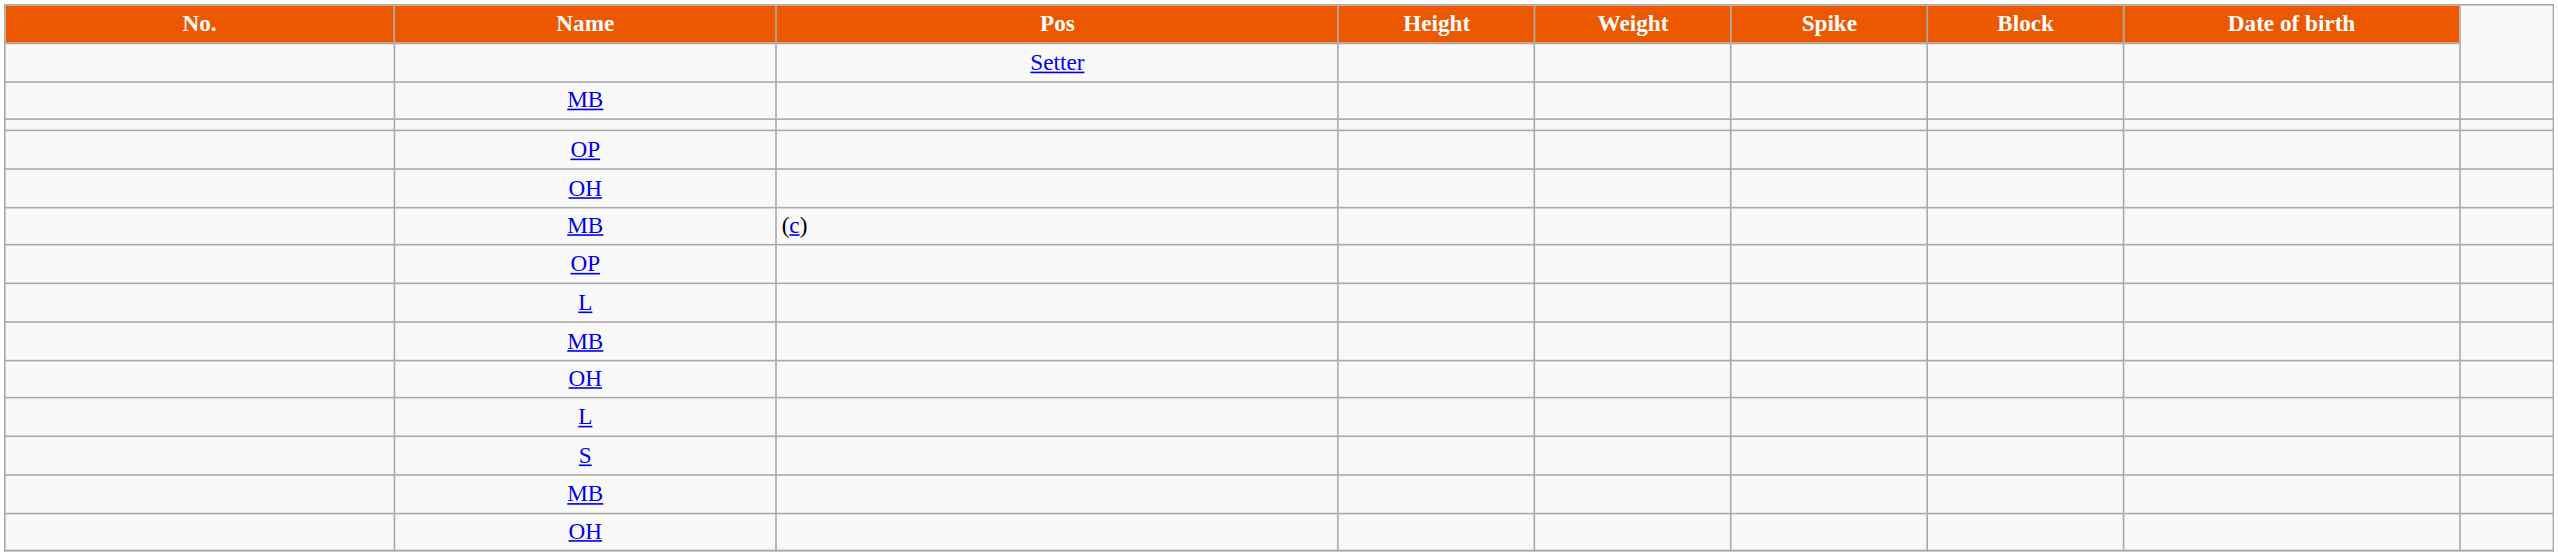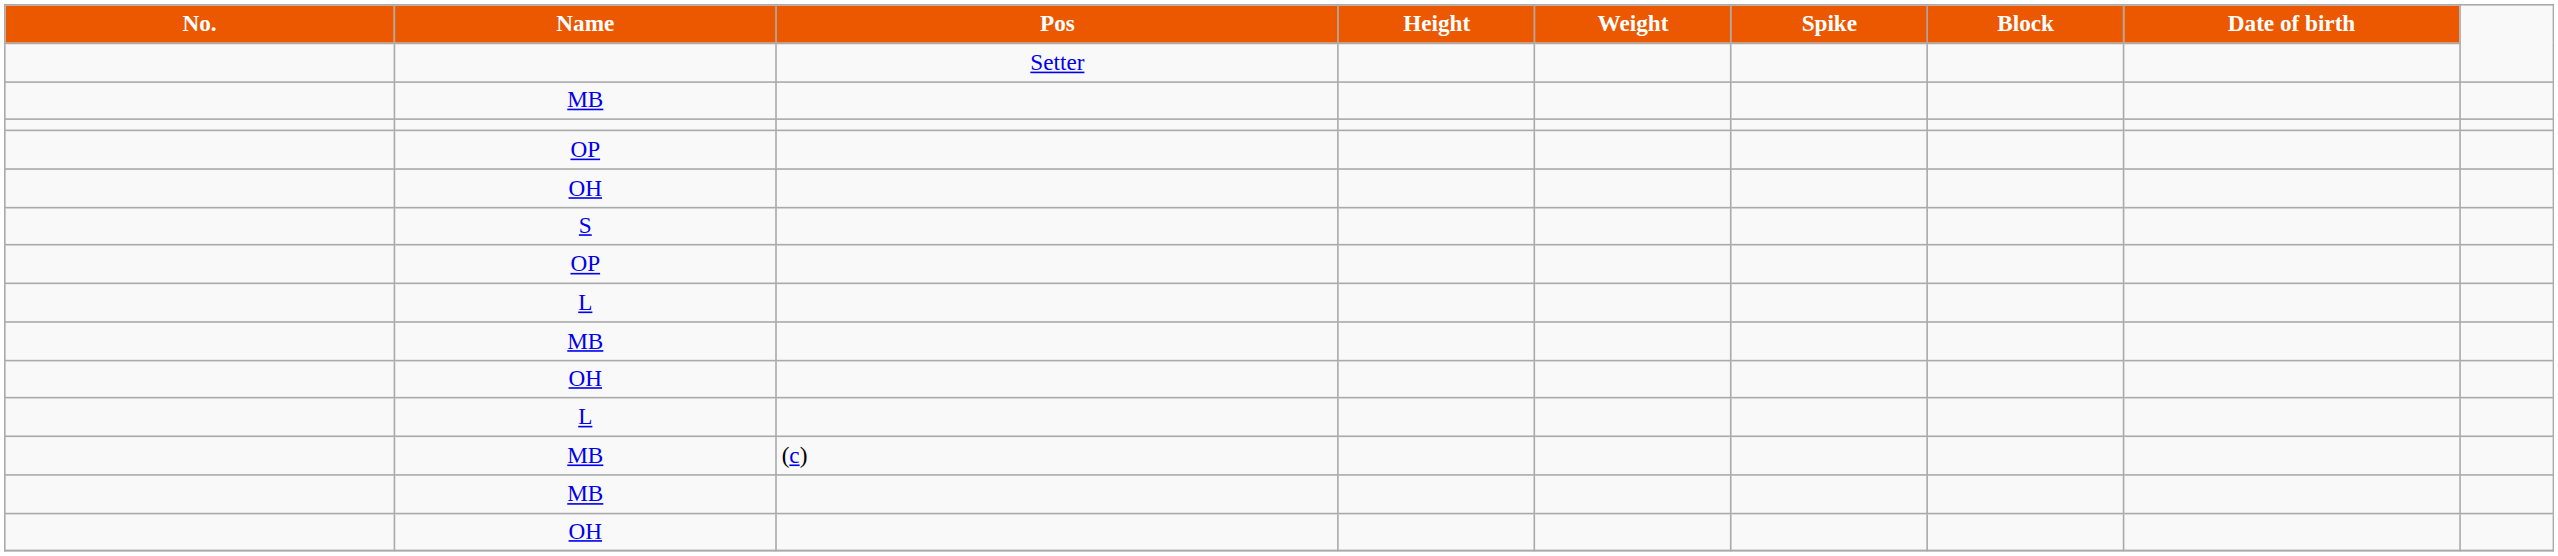rows swapped: (585, 226) <-> (585, 455)
